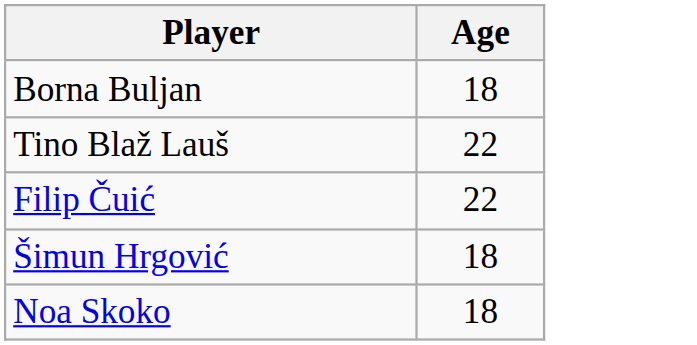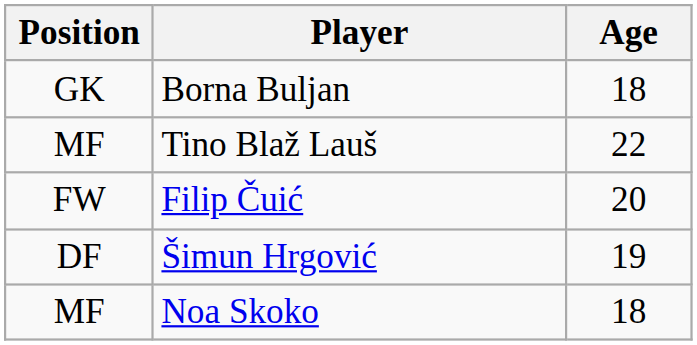+ column: (79, 32)
(480, 199) 22 -> (629, 199) 20
(480, 255) 18 -> (629, 255) 19
